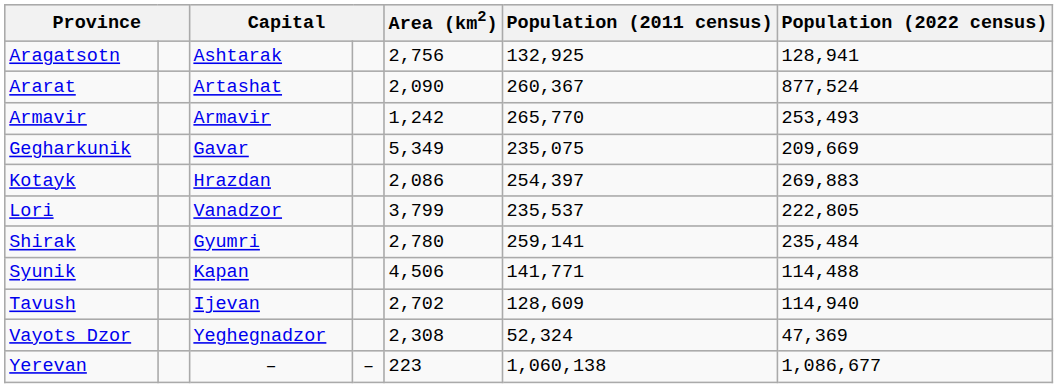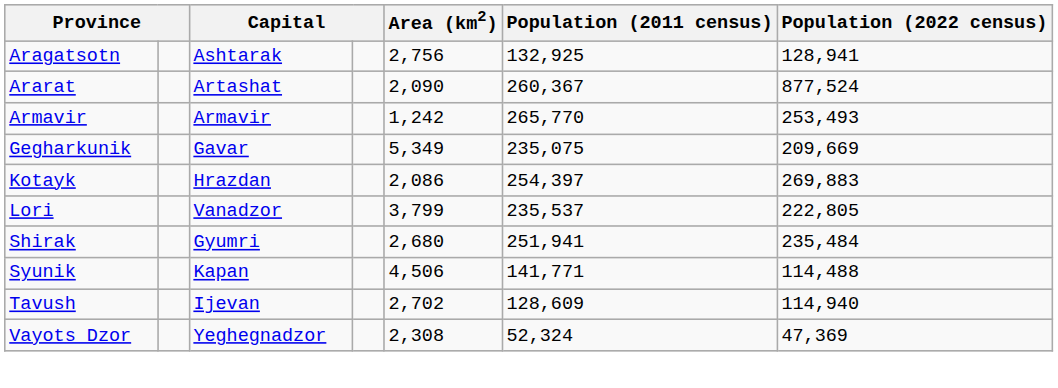(416, 242) 2,780 -> (416, 242) 2,680
(545, 242) 259,141 -> (545, 242) 251,941
- row: (48, 366)
